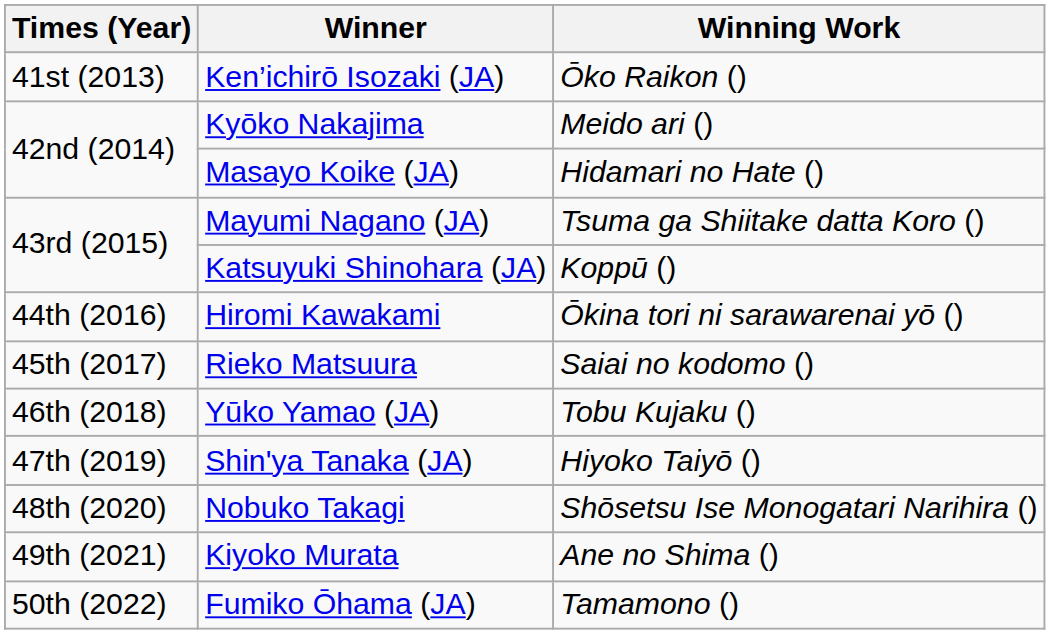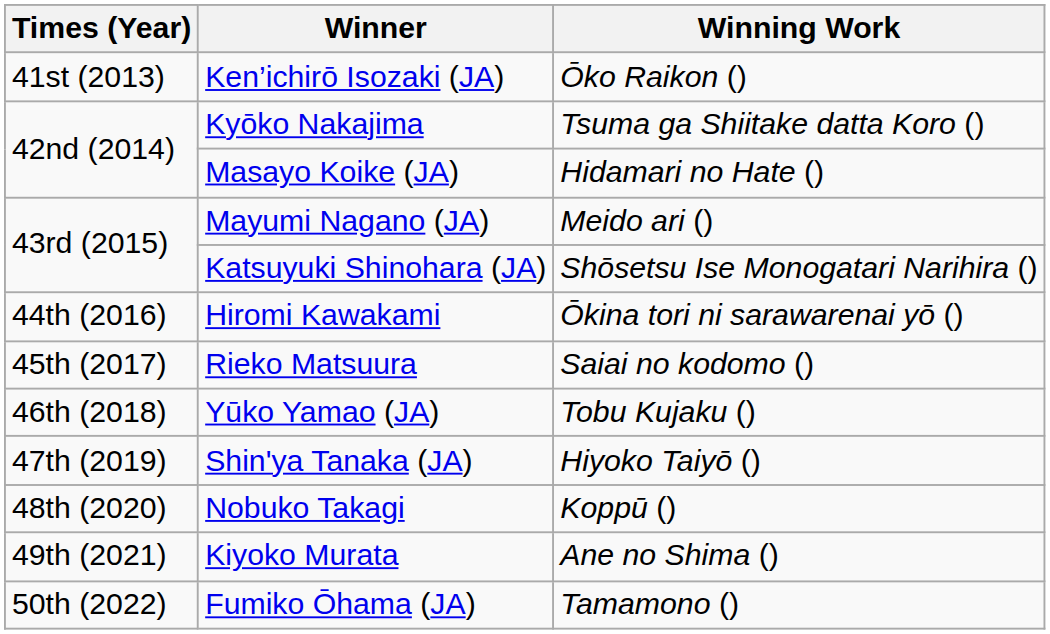(637, 124) Meido ari () -> (772, 124) Tsuma ga Shiitake datta Koro ()
(772, 220) Tsuma ga Shiitake datta Koro () -> (637, 220) Meido ari ()
(618, 268) Koppū () -> (799, 268) Shōsetsu Ise Monogatari Narihira ()
(799, 508) Shōsetsu Ise Monogatari Narihira () -> (618, 508) Koppū ()
